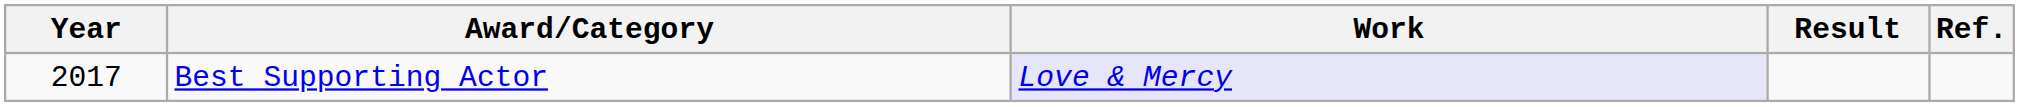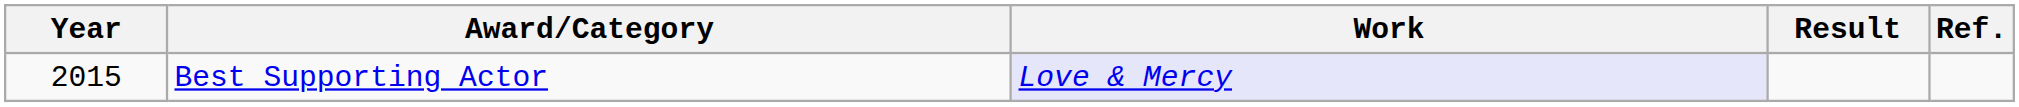(86, 78) 2017 -> (86, 78) 2015
